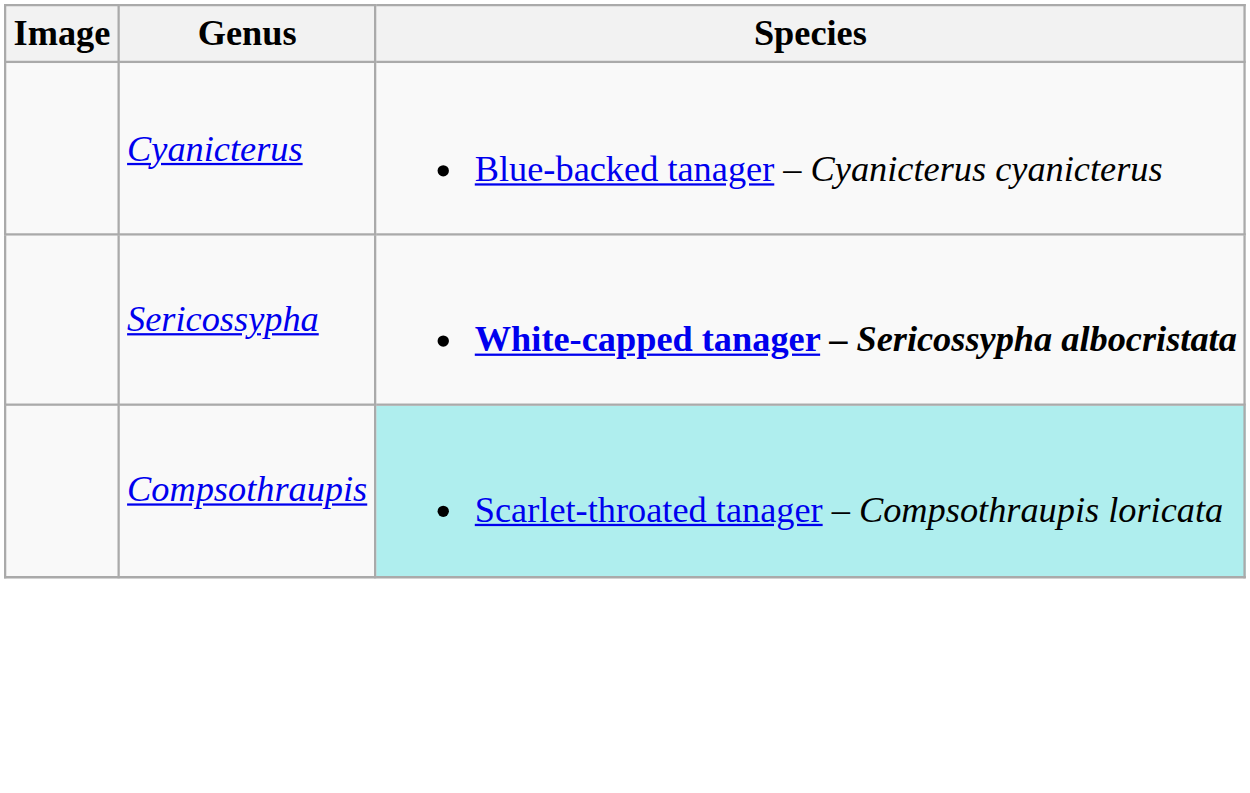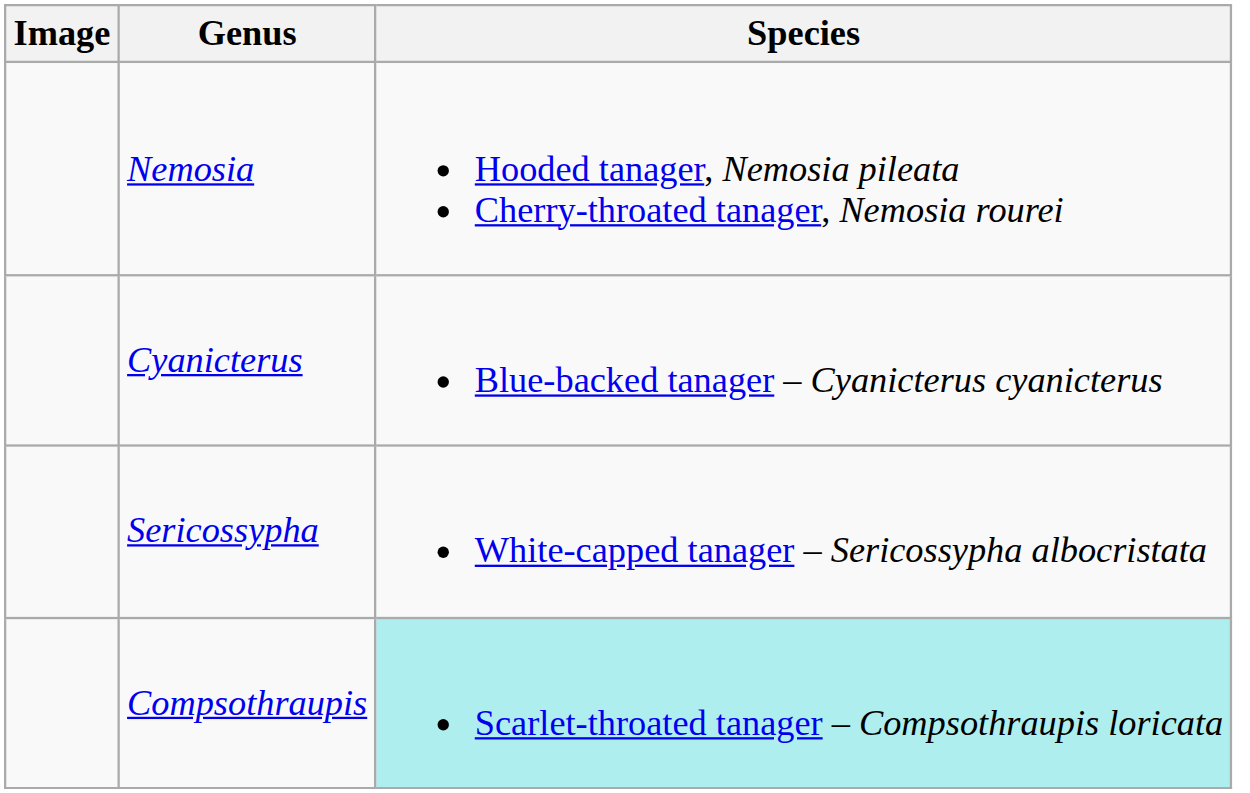+ row: (191, 168)
(810, 340) bold -> (804, 552) normal
